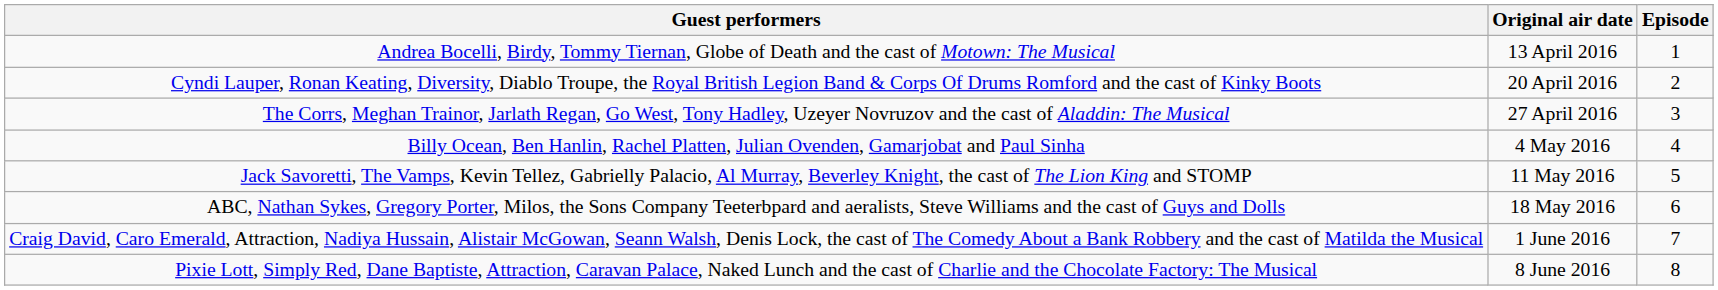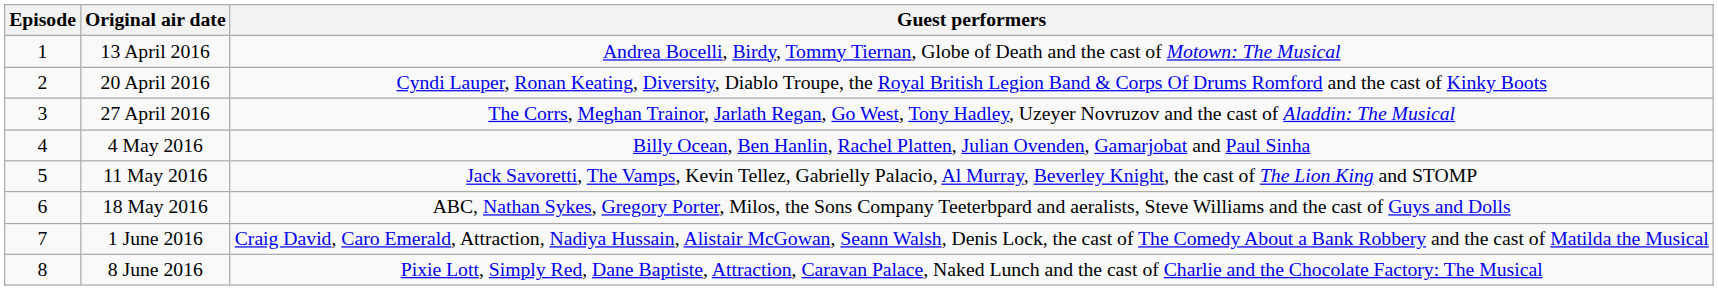columns swapped: (1675, 20) <-> (746, 20)
